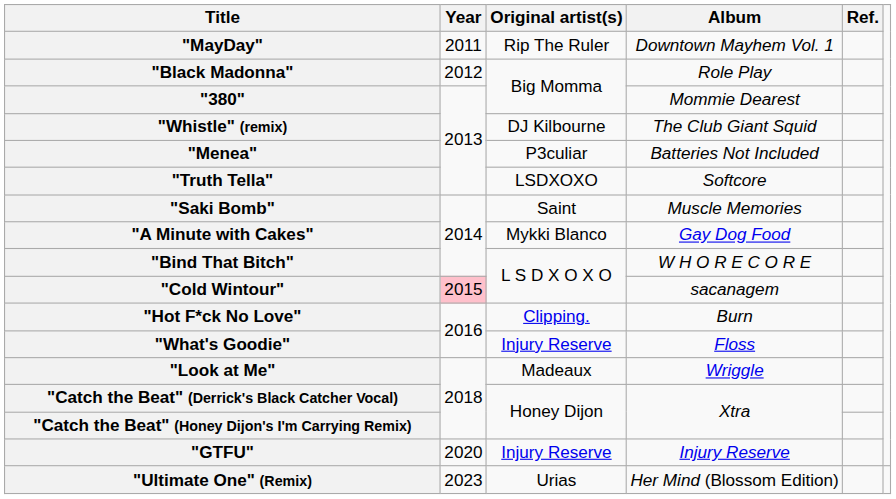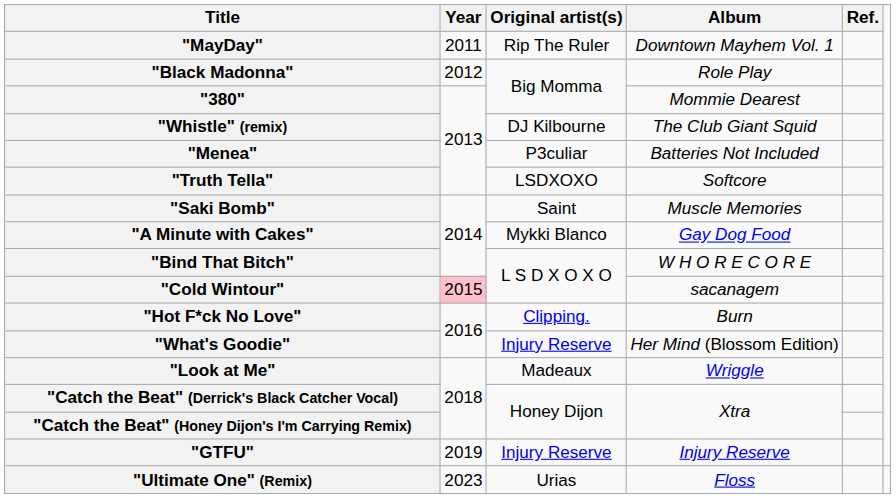(735, 343) Floss -> (735, 343) Her Mind (Blossom Edition)
(463, 452) 2020 -> (463, 452) 2019
(735, 479) Her Mind (Blossom Edition) -> (735, 479) Floss
